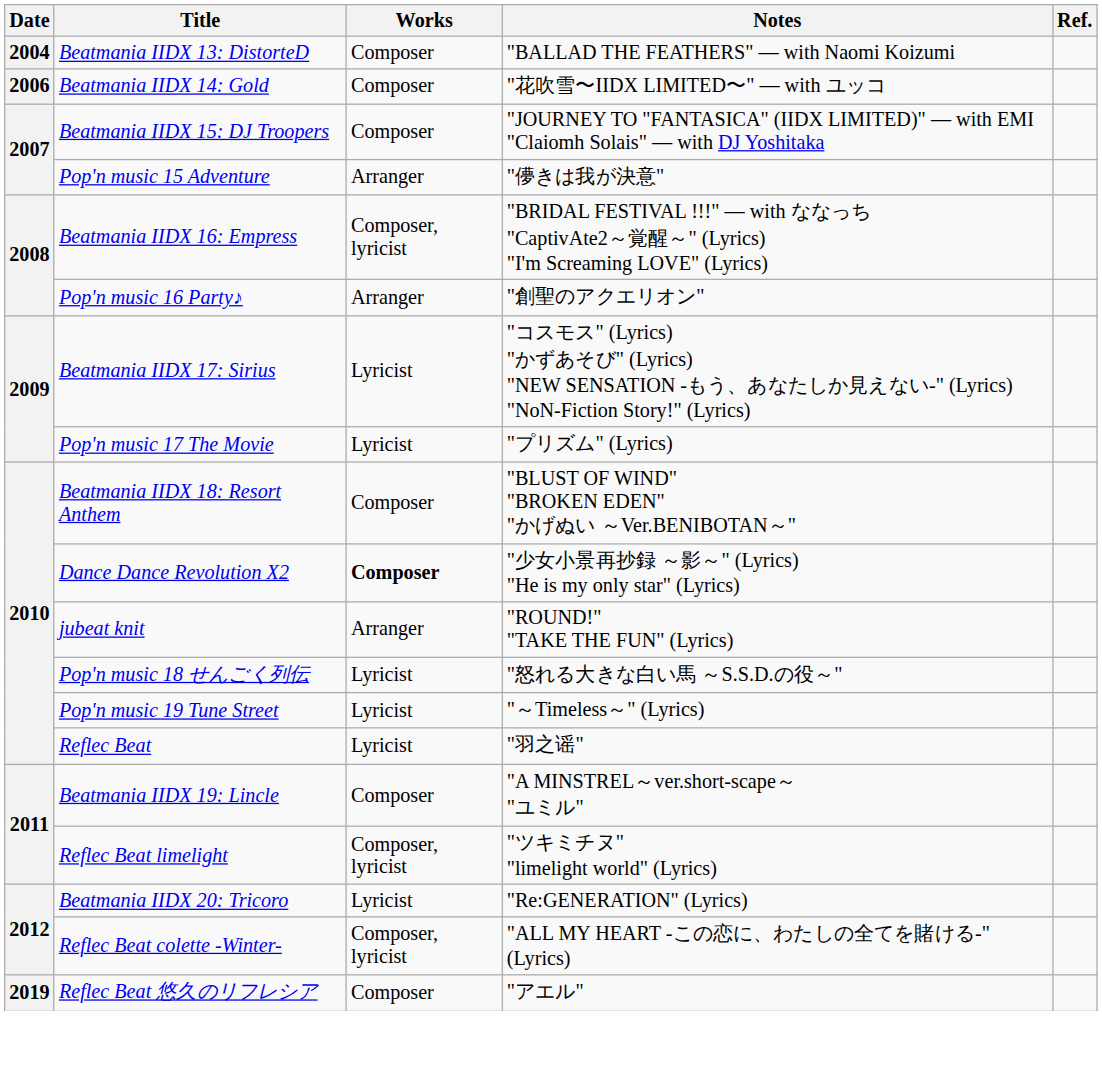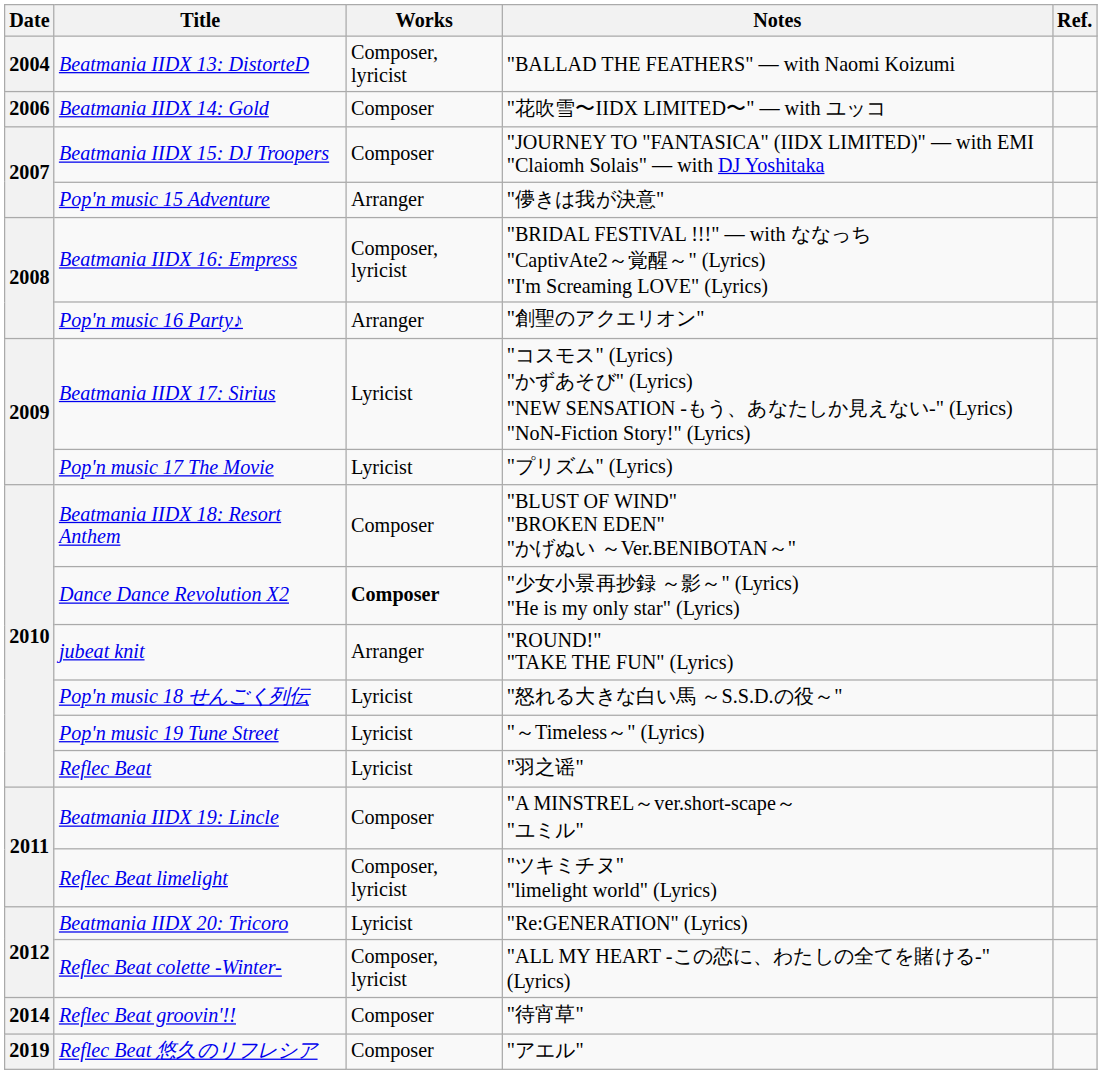(392, 52) Composer -> (395, 63) Composer, lyricist
+ row: (147, 1015)
